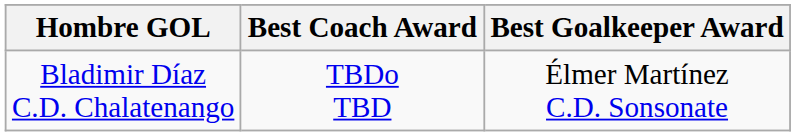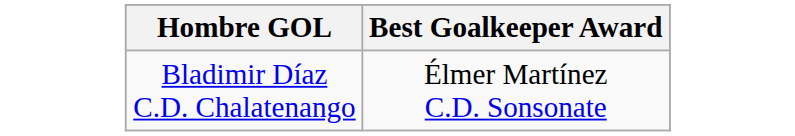- column: (362, 27)
